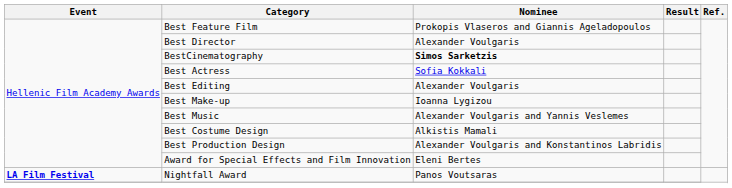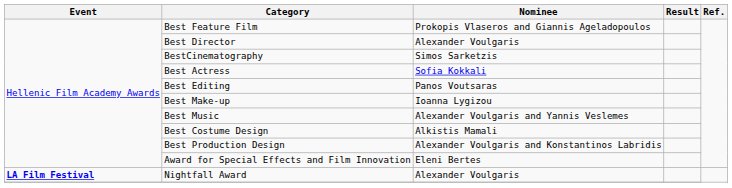(456, 56) bold -> (456, 56) normal
(467, 86) Alexander Voulgaris -> (456, 86) Panos Voutsaras
(456, 175) Panos Voutsaras -> (467, 175) Alexander Voulgaris
